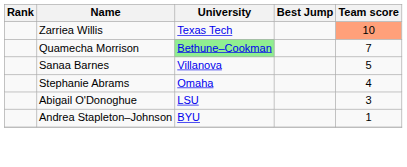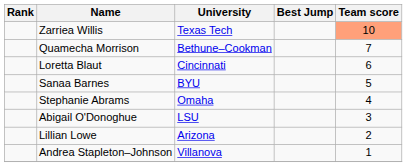(225, 48) lightgreen background -> (225, 48) no background
+ row: (70, 65)
(200, 65) Villanova -> (189, 83) BYU
+ row: (68, 135)
(189, 118) BYU -> (200, 153) Villanova
